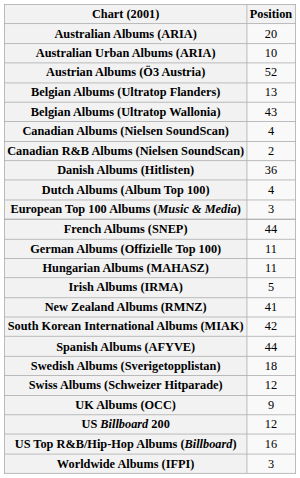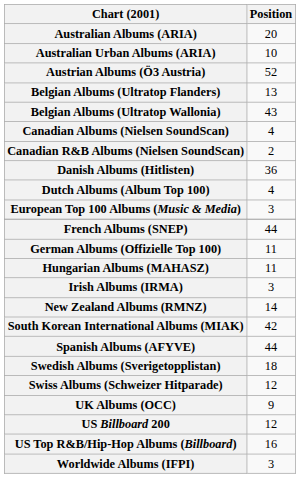(271, 287) 5 -> (271, 287) 3
(271, 307) 41 -> (271, 307) 14
